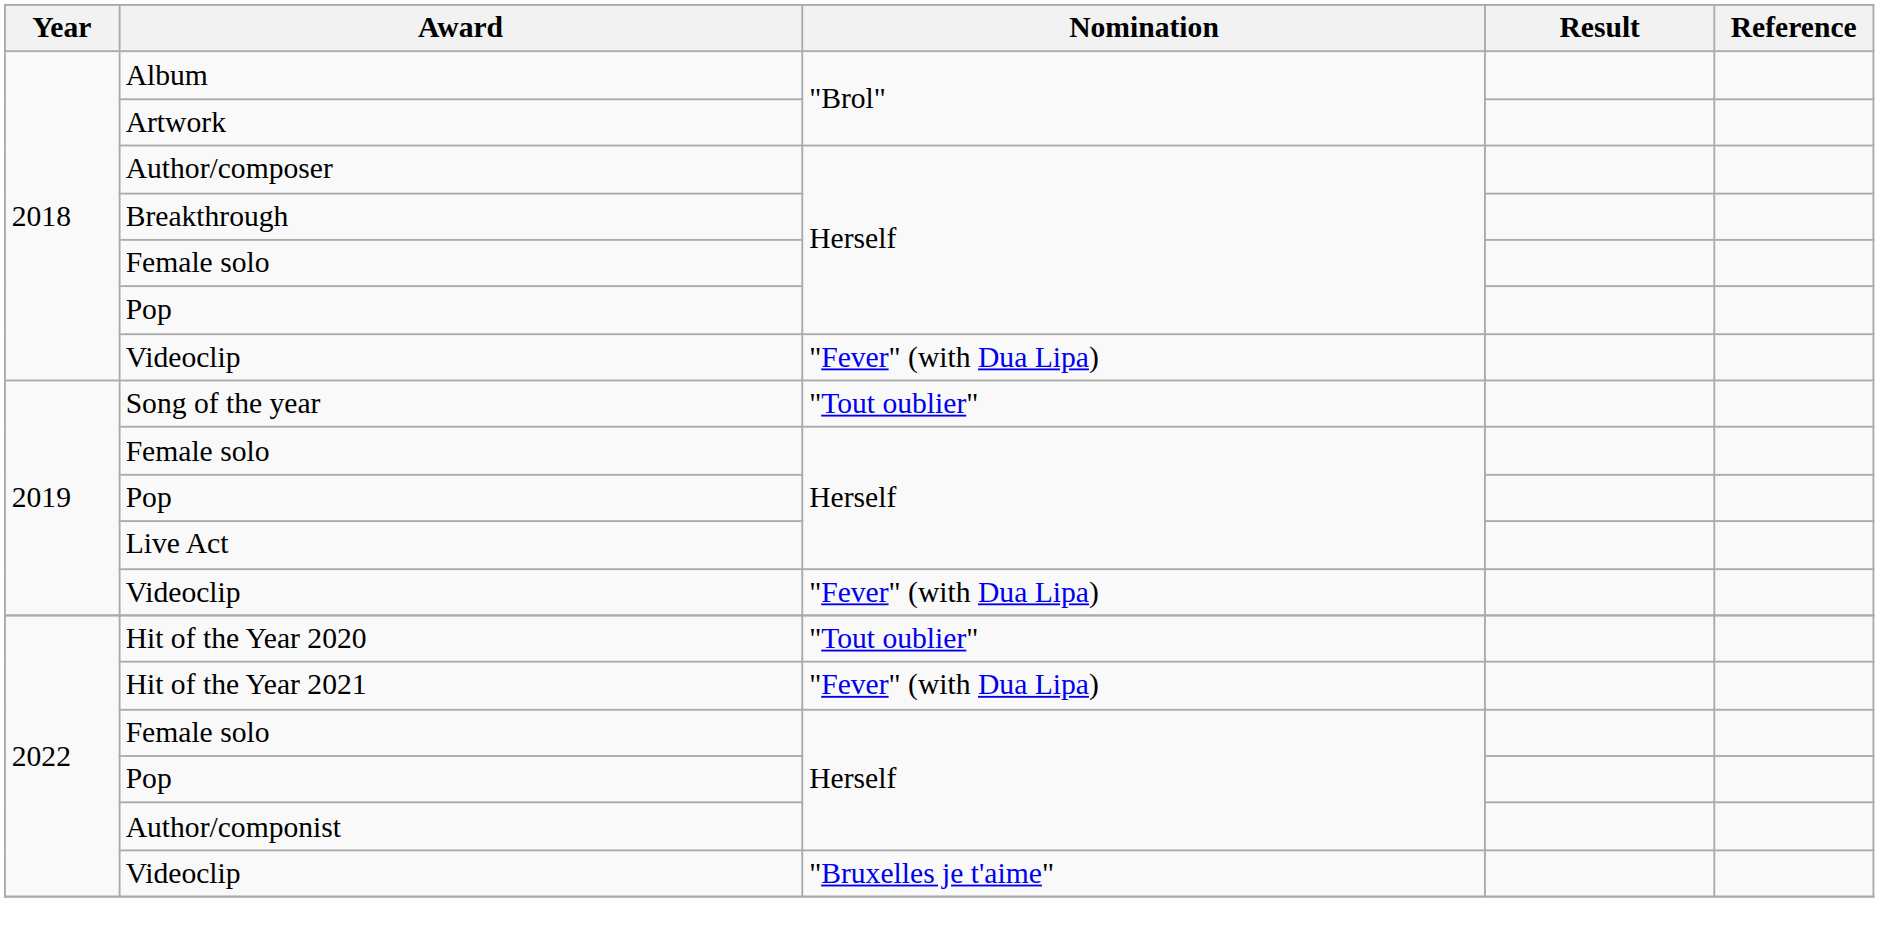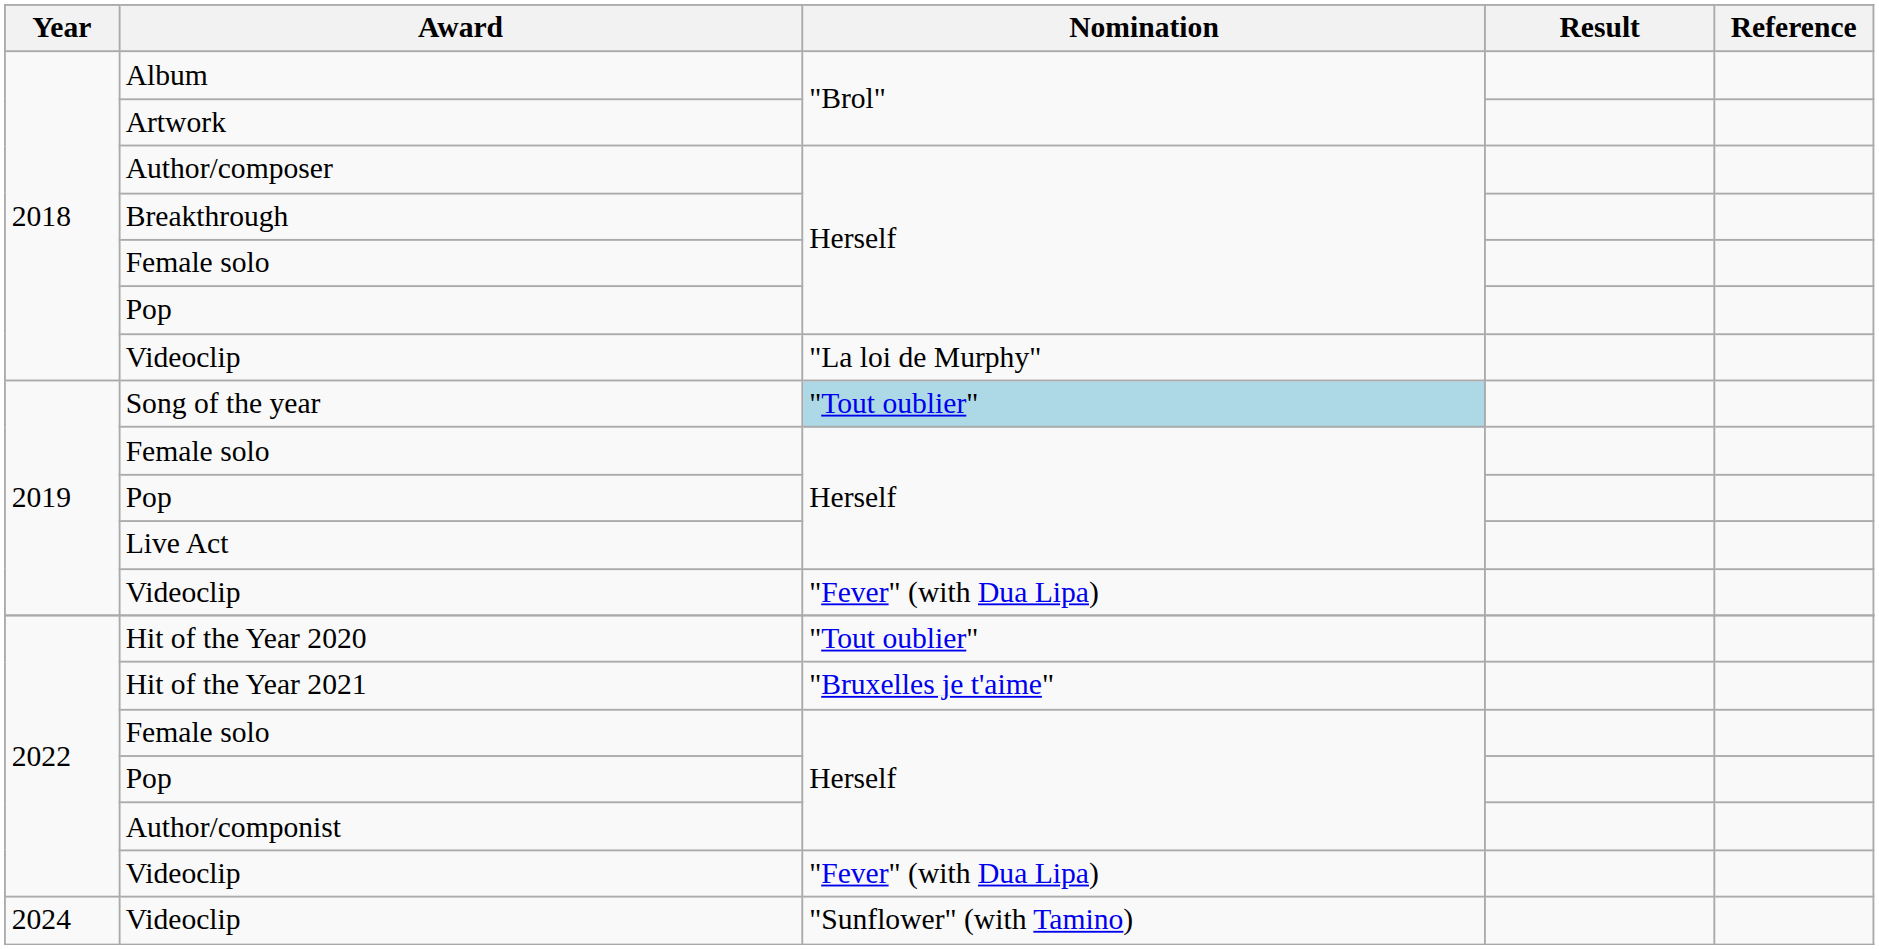(954, 356) "Fever" (with Dua Lipa) -> (925, 356) "La loi de Murphy"
(894, 403) no background -> (894, 403) lightblue background
(954, 685) "Fever" (with Dua Lipa) -> (932, 685) "Bruxelles je t'aime"
(932, 872) "Bruxelles je t'aime" -> (954, 872) "Fever" (with Dua Lipa)
+ row: (41, 919)
